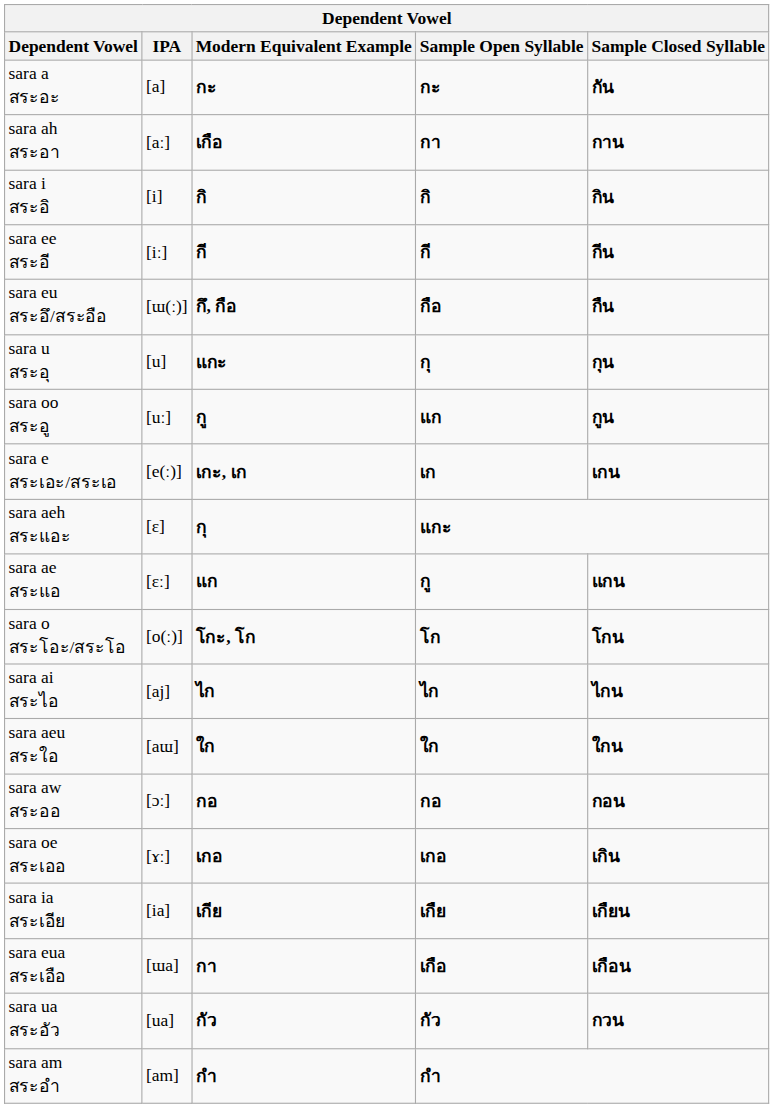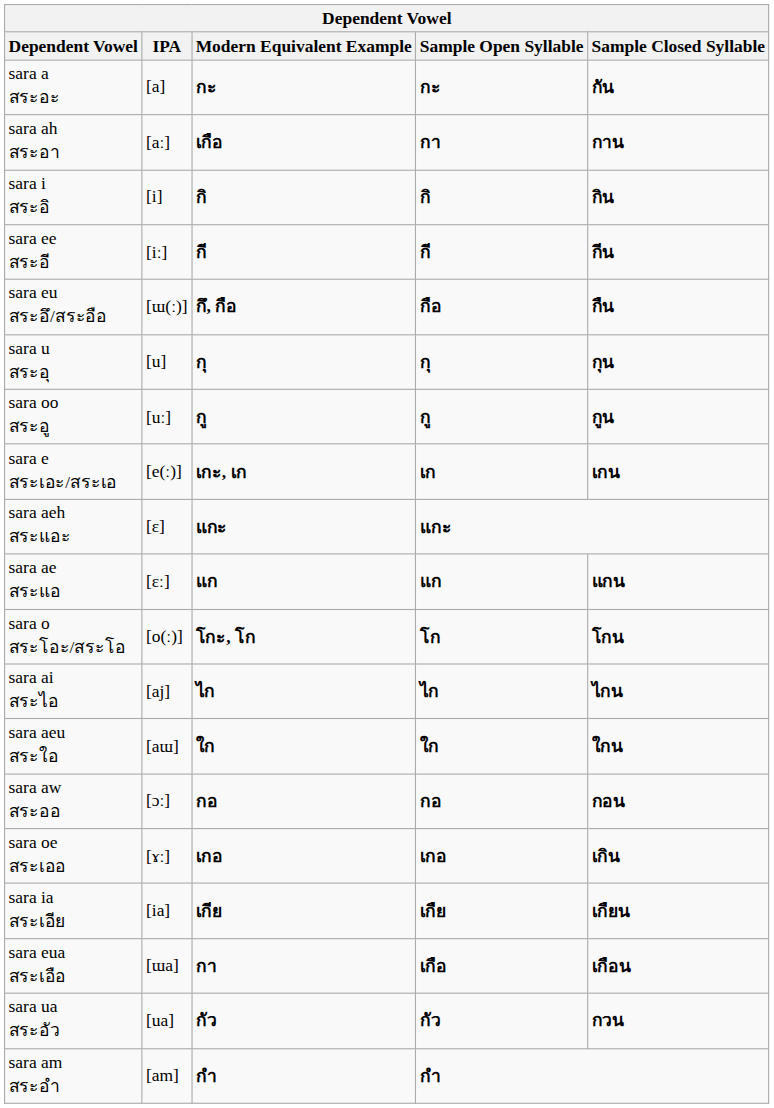(211, 362) แกะ -> (201, 362) กุ
(431, 417) แก -> (425, 417) กู
(201, 527) กุ -> (211, 527) แกะ
(425, 581) กู -> (431, 581) แก
